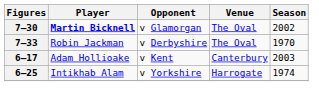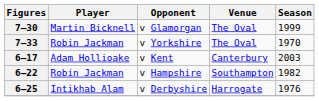(93, 27) bold -> (93, 27) normal
(284, 27) 2002 -> (289, 27) 1999
(173, 42) v Derbyshire -> (170, 42) v Yorkshire
+ row: (26, 73)
(170, 73) v Yorkshire -> (173, 88) v Derbyshire
(284, 73) 1974 -> (289, 88) 1976
